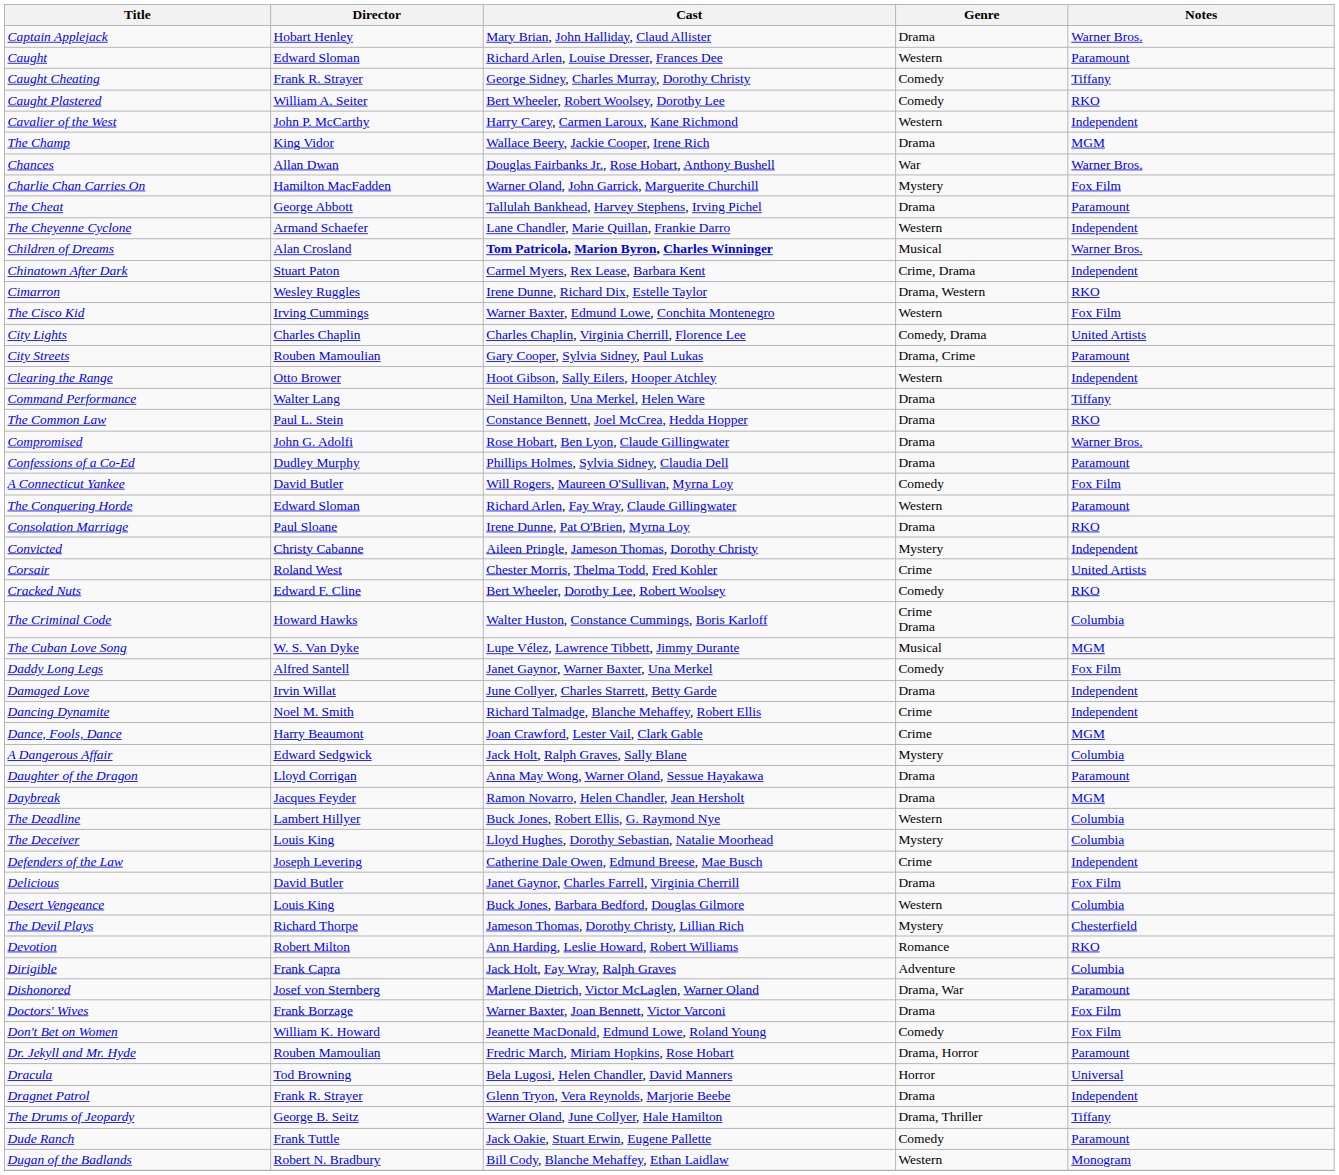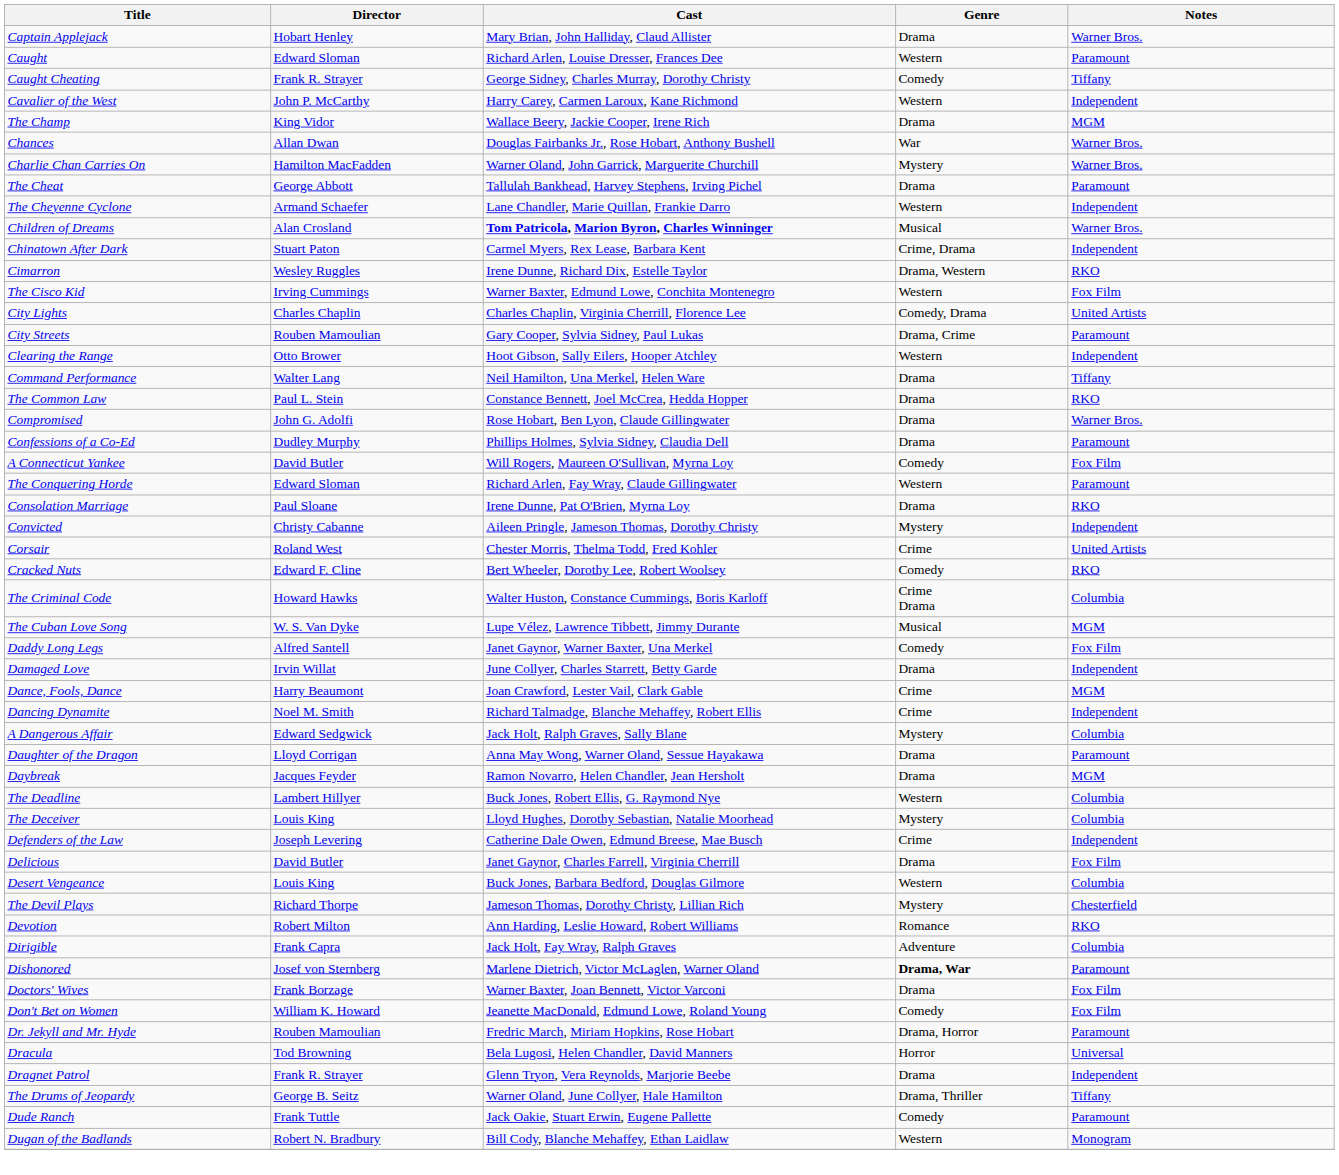- row: (54, 100)
(1096, 185) Fox Film -> (1107, 164) Warner Bros.
rows swapped: (65, 733) <-> (58, 712)
(931, 989) normal -> (934, 968) bold
